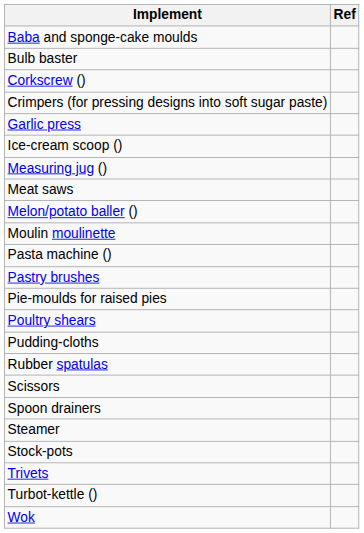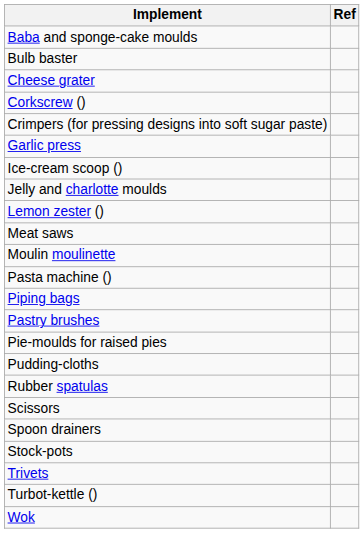+ row: (51, 80)
+ row: (87, 189)
+ row: (56, 211)
- row: (57, 168)
- row: (73, 211)
+ row: (44, 299)
- row: (52, 320)
- row: (34, 430)
